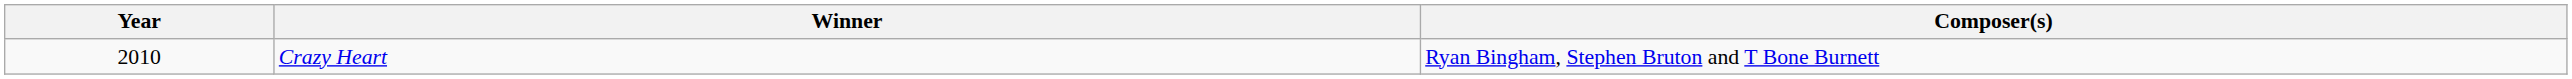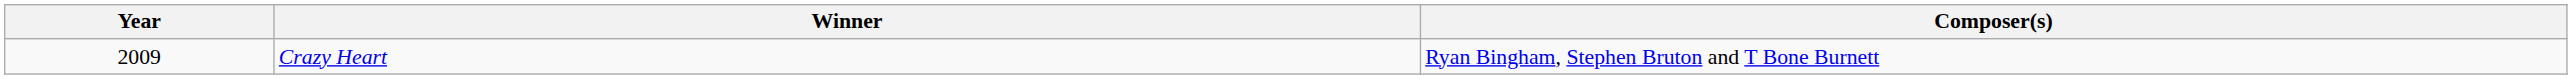(139, 56) 2010 -> (139, 56) 2009
